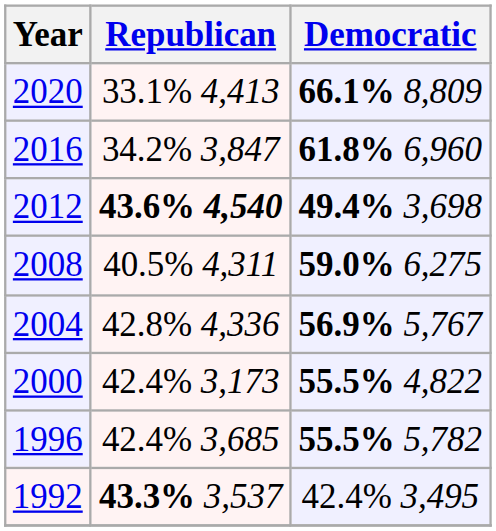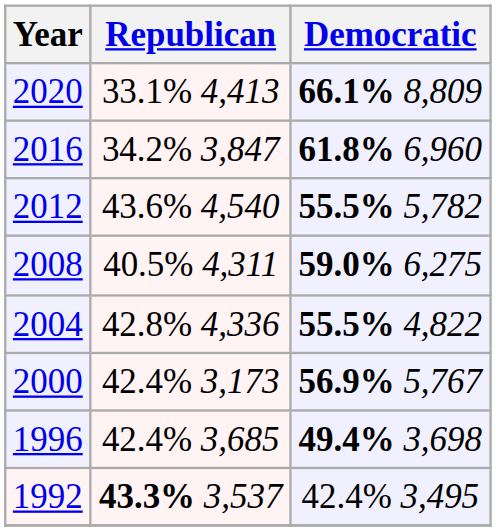(191, 207) bold -> (191, 207) normal
(390, 207) 49.4% 3,698 -> (390, 207) 55.5% 5,782
(390, 322) 56.9% 5,767 -> (390, 322) 55.5% 4,822
(390, 380) 55.5% 4,822 -> (390, 380) 56.9% 5,767
(390, 437) 55.5% 5,782 -> (390, 437) 49.4% 3,698
